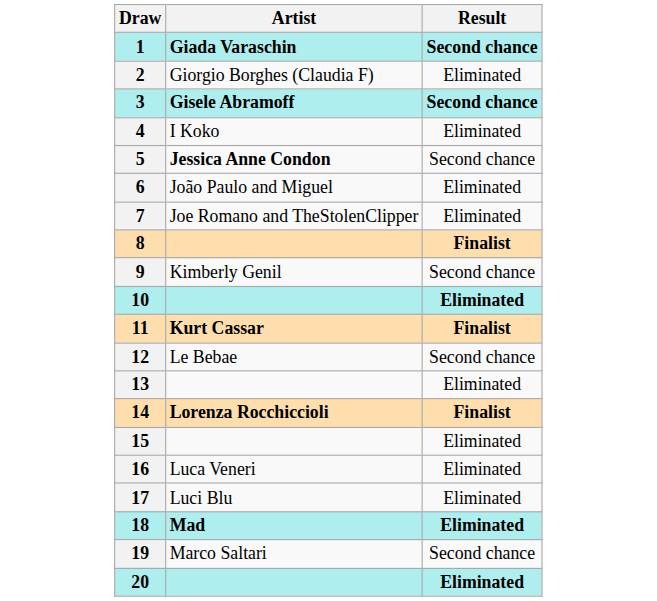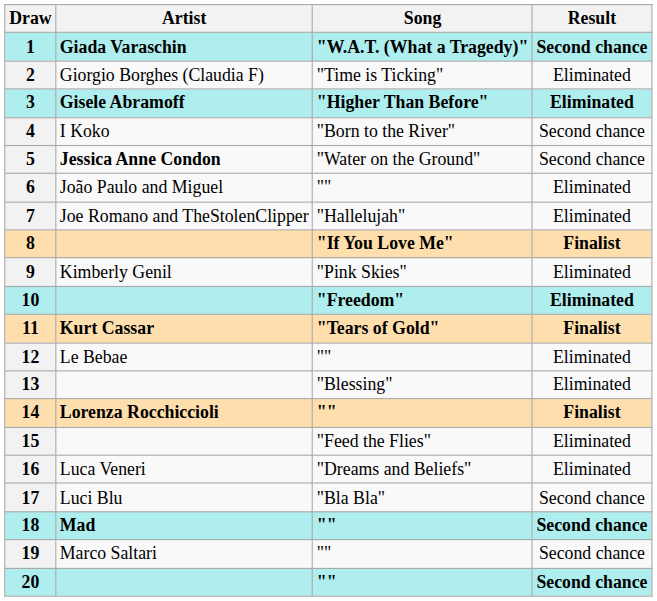+ column: (423, 18)
(482, 103) Second chance -> (592, 103) Eliminated
(482, 131) Eliminated -> (592, 131) Second chance
(482, 272) Second chance -> (592, 272) Eliminated
(482, 356) Second chance -> (592, 356) Eliminated
(482, 497) Eliminated -> (592, 497) Second chance
(482, 525) Eliminated -> (592, 525) Second chance
(482, 581) Eliminated -> (592, 581) Second chance
